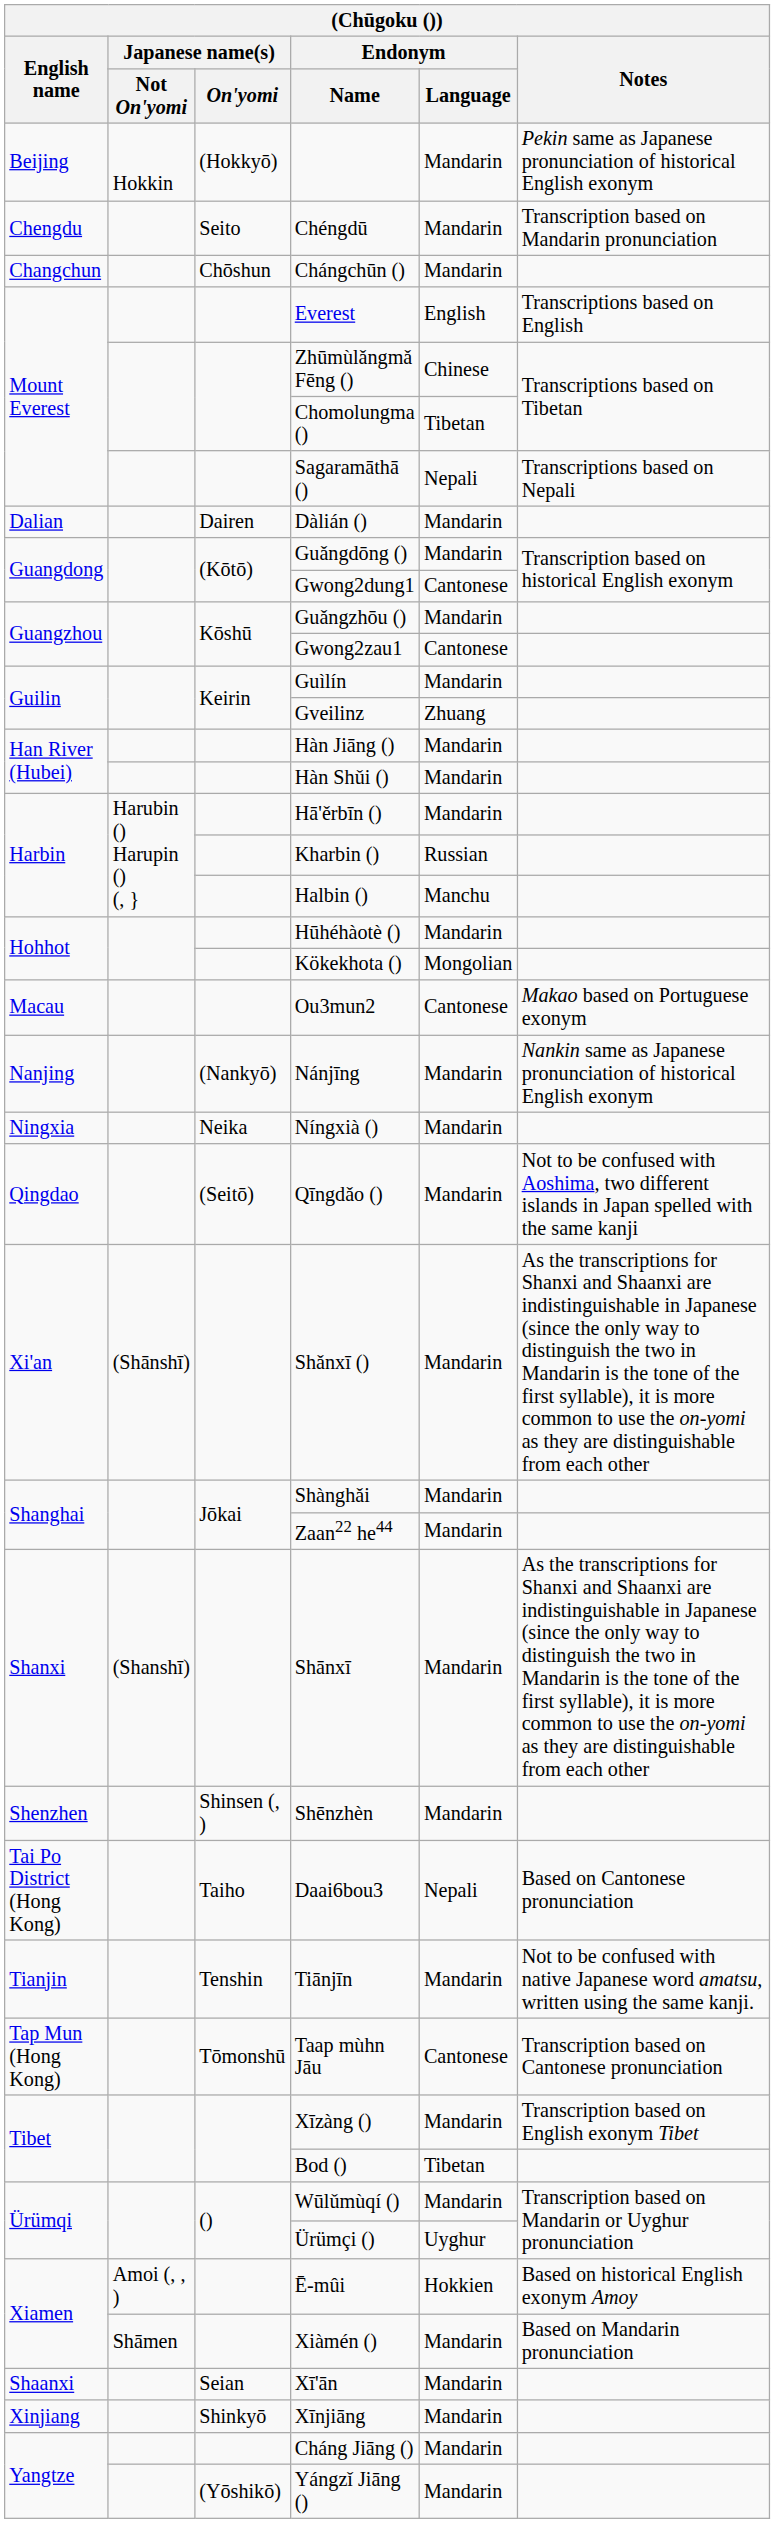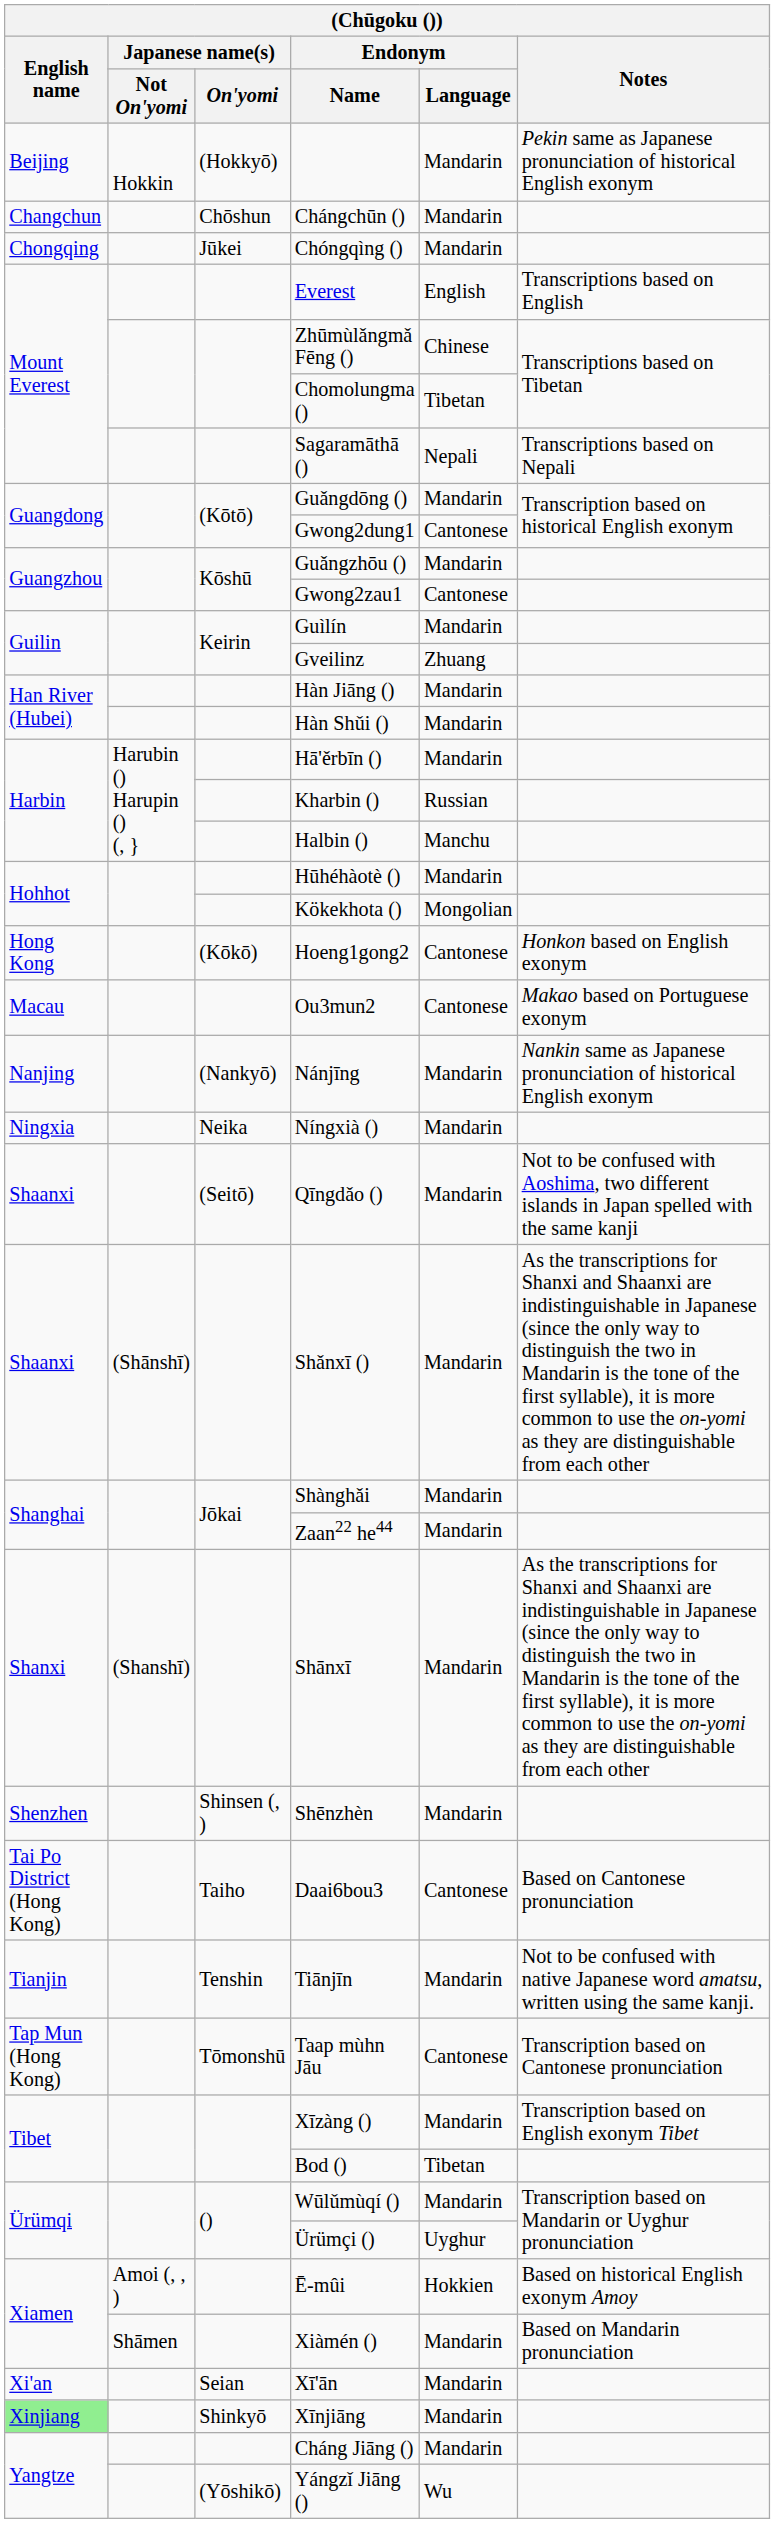- row: (331, 227)
+ row: (349, 248)
- row: (331, 521)
+ row: (352, 952)
(44, 1194) Qingdao -> (42, 1194) Shaanxi
(31, 1362) Xi'an -> (42, 1362) Shaanxi
(451, 1890) Nepali -> (466, 1890) Cantonese
(42, 2384) Shaanxi -> (31, 2384) Xi'an
(45, 2416) no background -> (45, 2416) lightgreen background
(463, 2491) Mandarin -> (438, 2491) Wu
